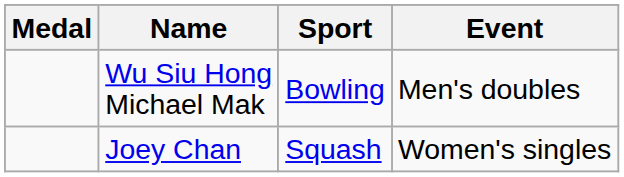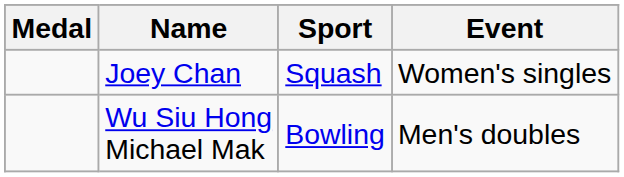rows swapped: (173, 149) <-> (189, 89)
